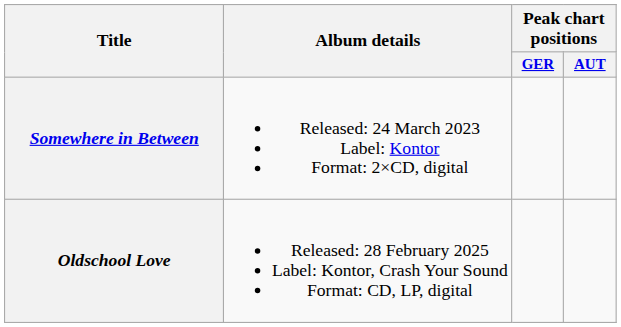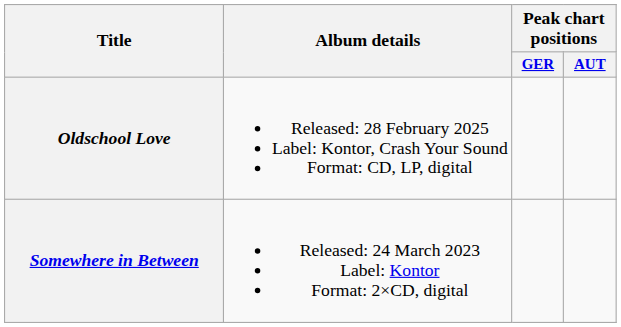rows swapped: (114, 138) <-> (114, 260)
